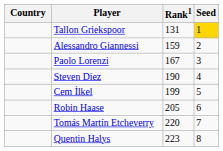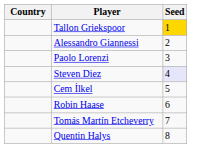- column: (178, 13)
(199, 76) no background -> (167, 74) lavender background
